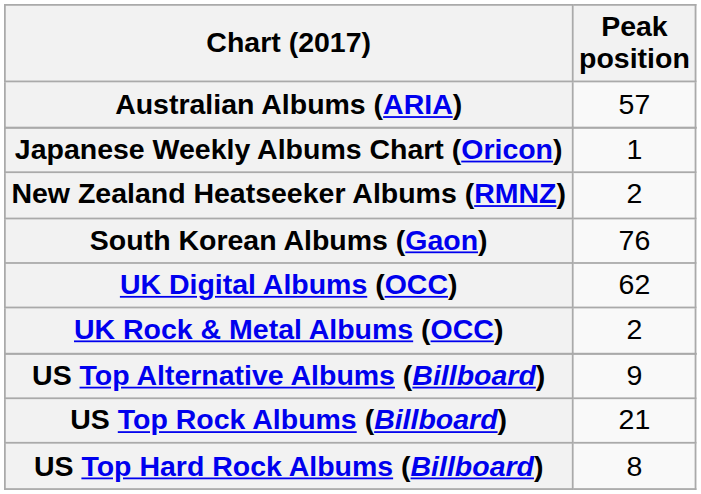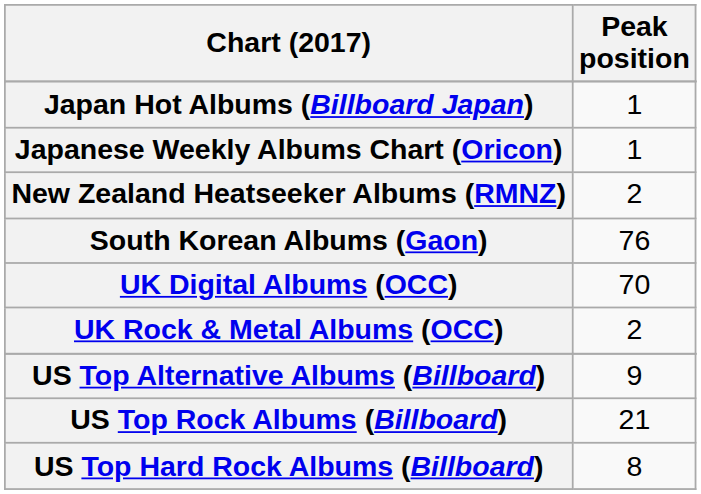- row: (289, 104)
+ row: (289, 104)
(634, 284) 62 -> (634, 284) 70
